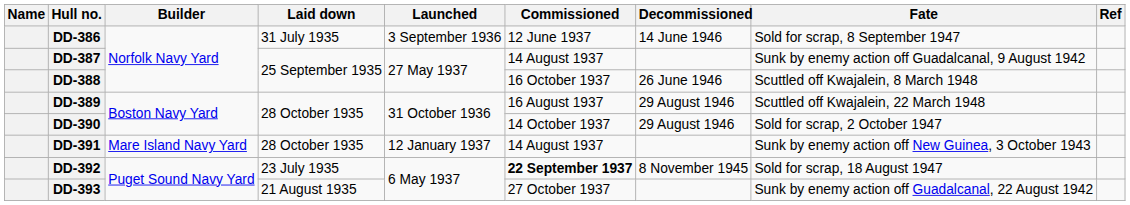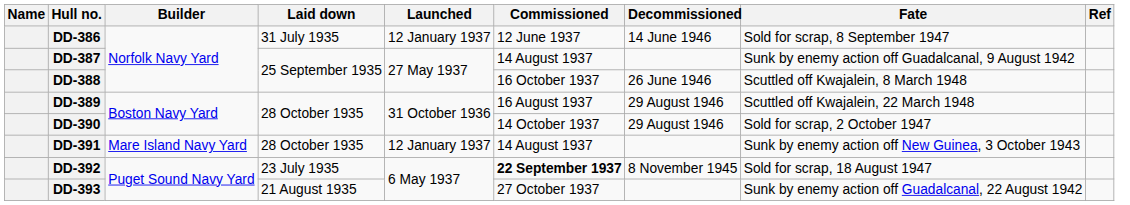(445, 37) 3 September 1936 -> (439, 37) 12 January 1937
